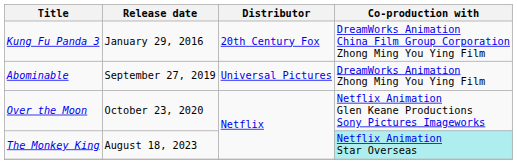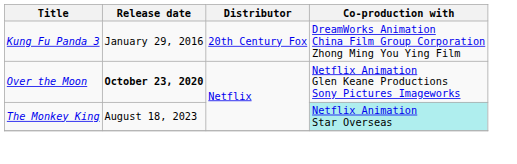- row: (38, 76)
(154, 110) normal -> (154, 82) bold
